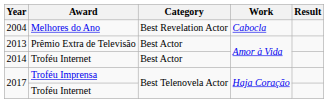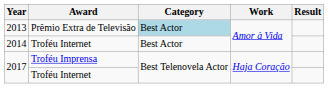- row: (17, 28)
(161, 43) no background -> (161, 28) lightblue background
